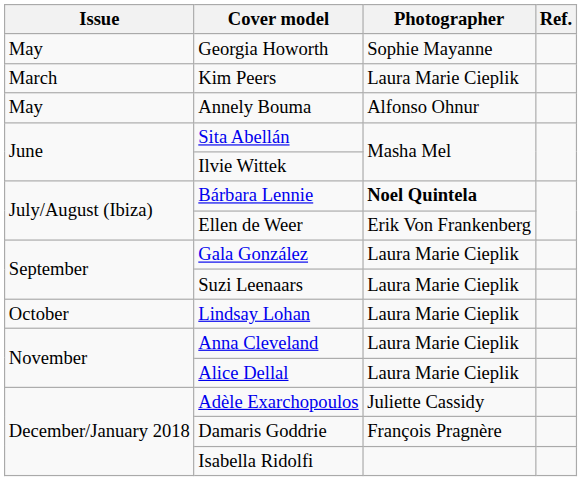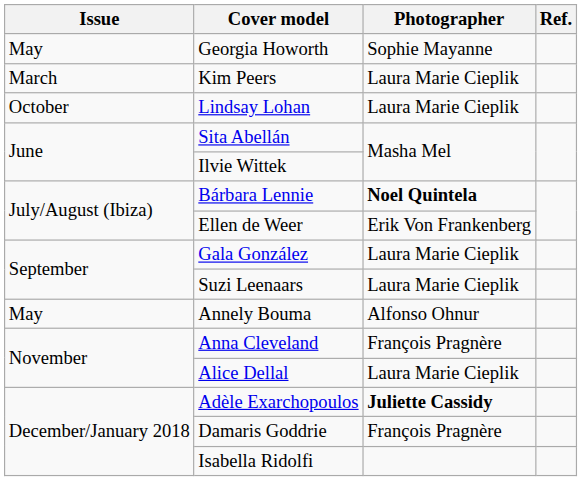rows swapped: (255, 107) <-> (254, 313)
(443, 343) Laura Marie Cieplik -> (434, 343) François Pragnère
(426, 401) normal -> (430, 401) bold
